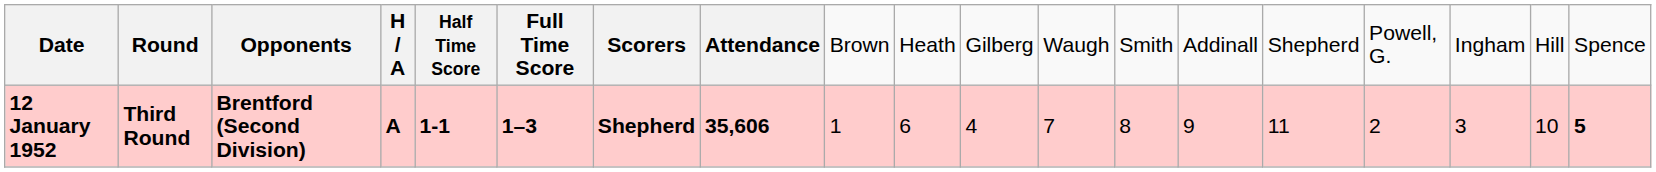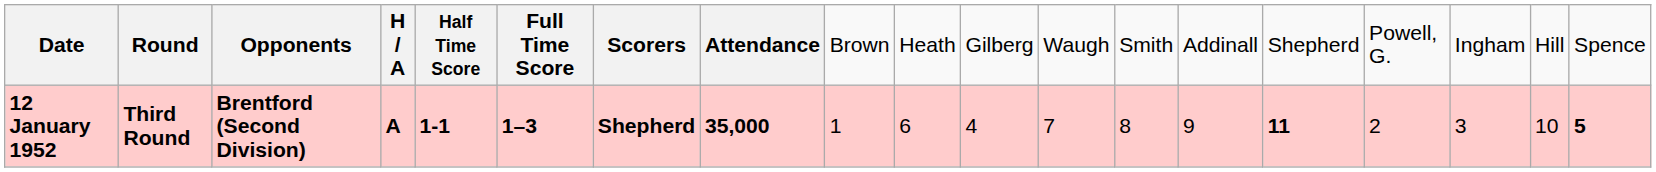(737, 126) 35,606 -> (737, 126) 35,000
(1279, 126) normal -> (1279, 126) bold
